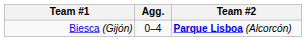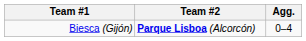columns swapped: (153, 12) <-> (236, 12)
